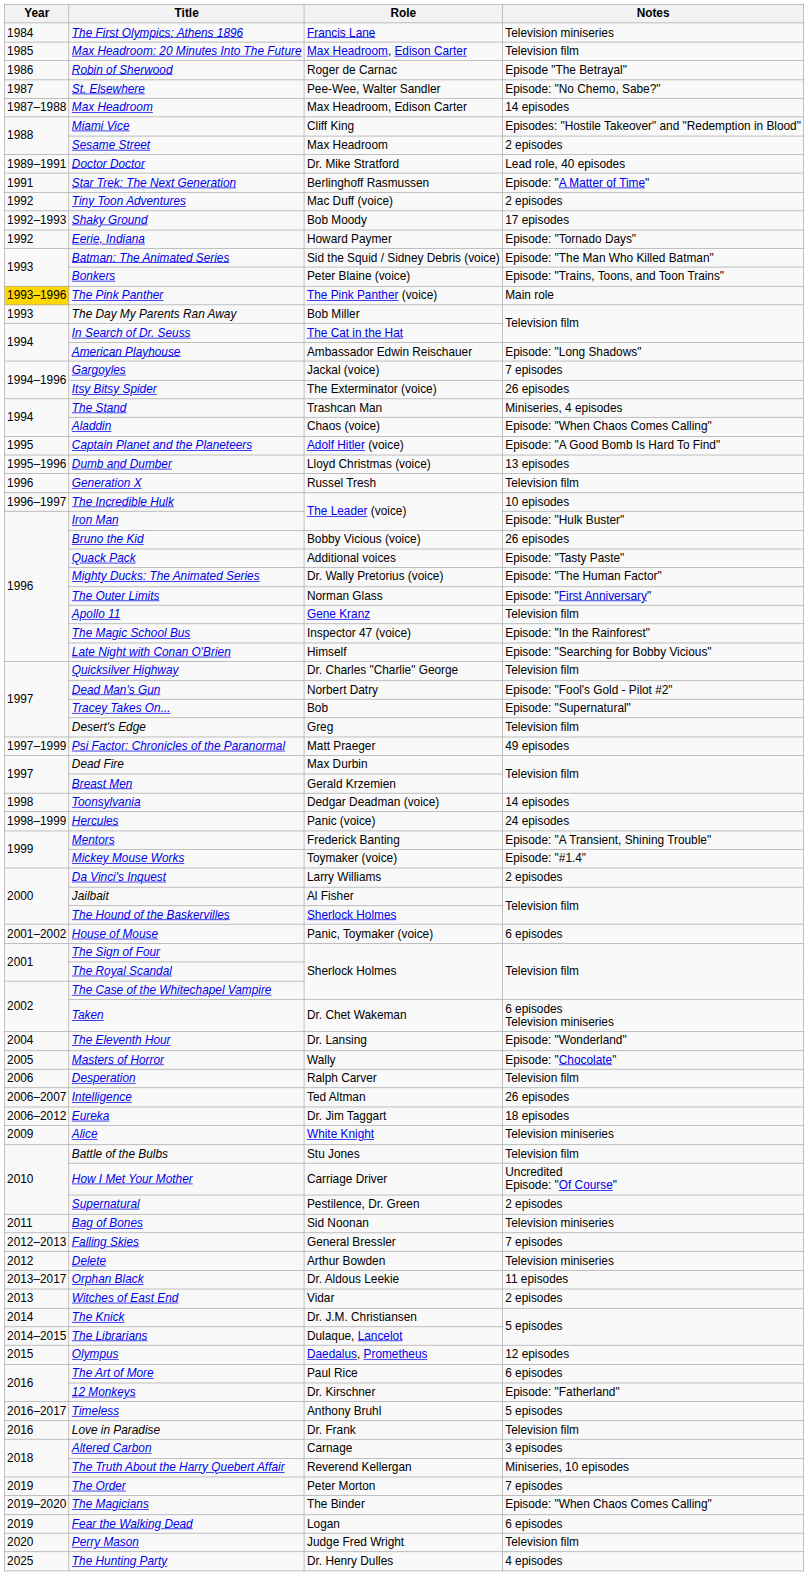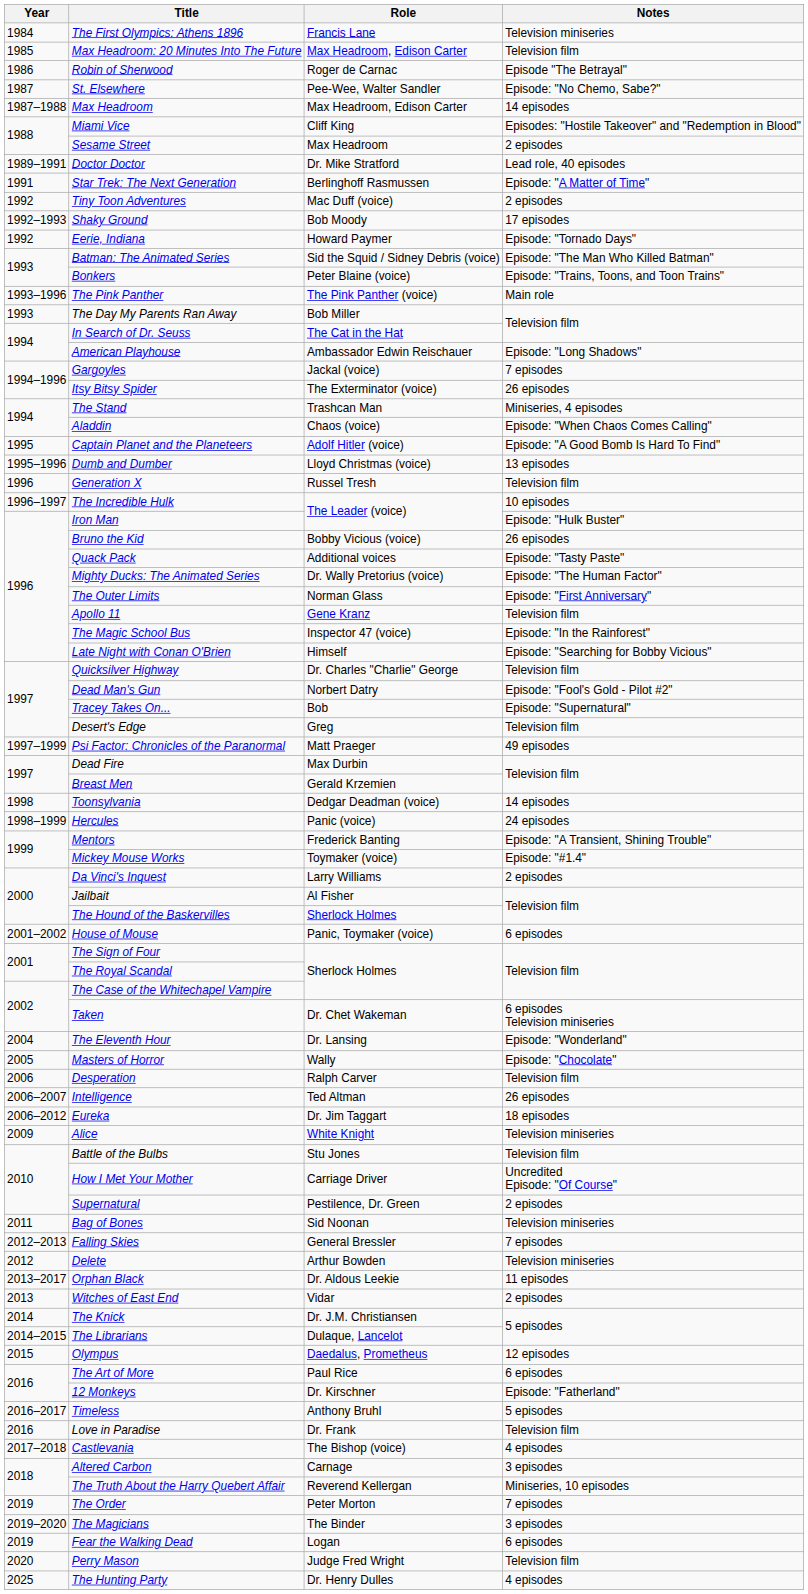(37, 295) gold background -> (37, 295) no background
+ row: (103, 1448)
(608, 1505) Episode: "When Chaos Comes Calling" -> (534, 1523) 3 episodes
